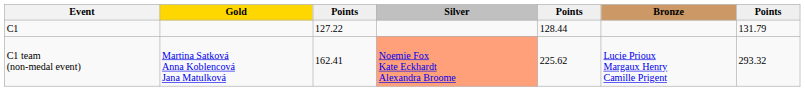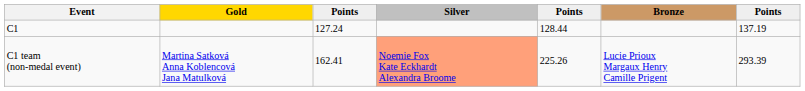(329, 28) 127.22 -> (329, 28) 127.24
(752, 28) 131.79 -> (752, 28) 137.19
(554, 61) 225.62 -> (554, 61) 225.26
(752, 61) 293.32 -> (752, 61) 293.39
